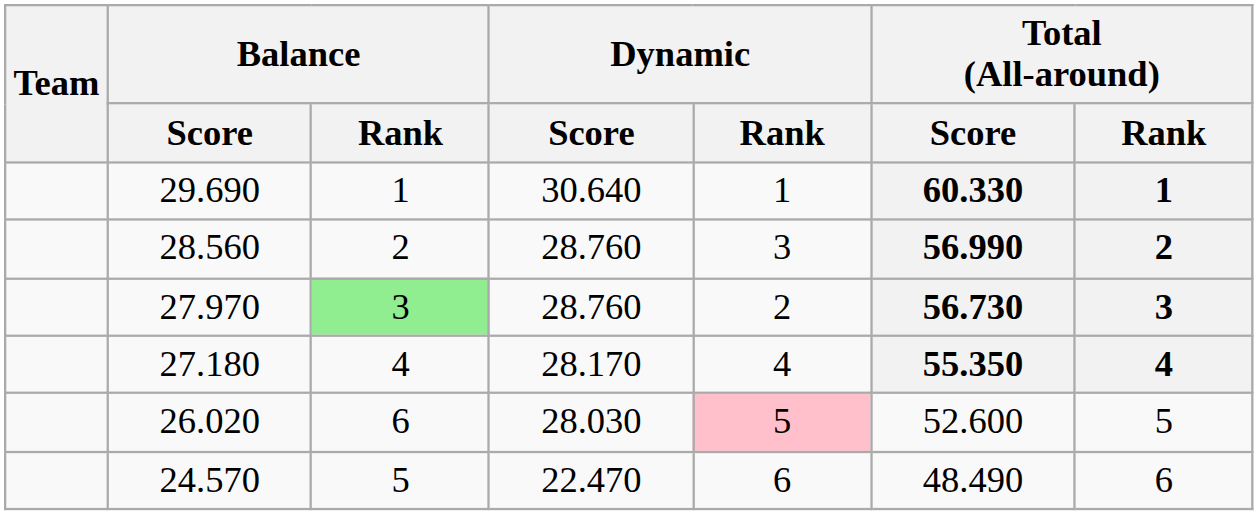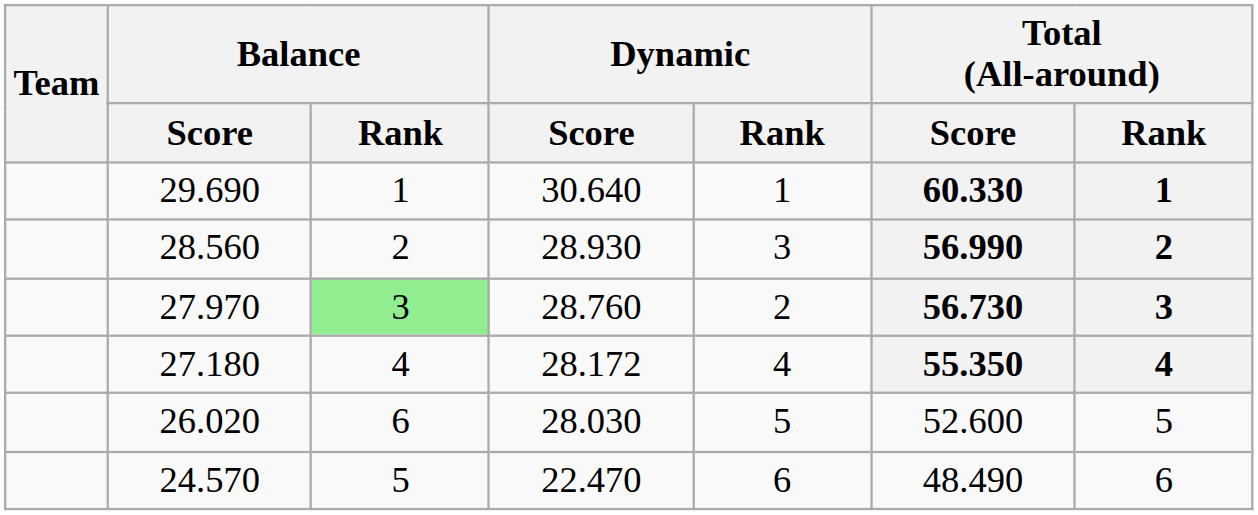(591, 248) 28.760 -> (591, 248) 28.930
(591, 363) 28.170 -> (591, 363) 28.172
(782, 421) pink background -> (782, 421) no background
